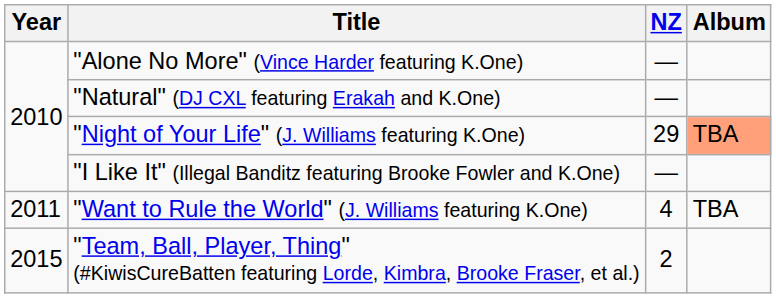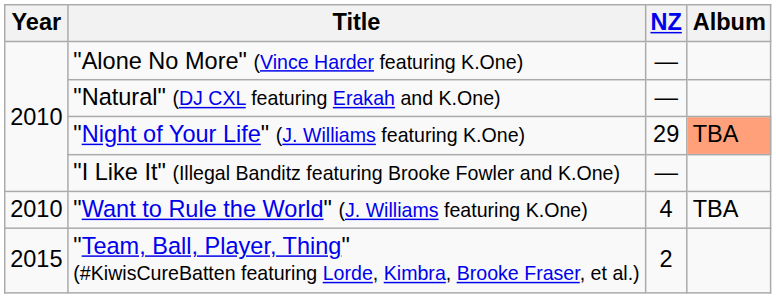(35, 209) 2011 -> (36, 209) 2010
